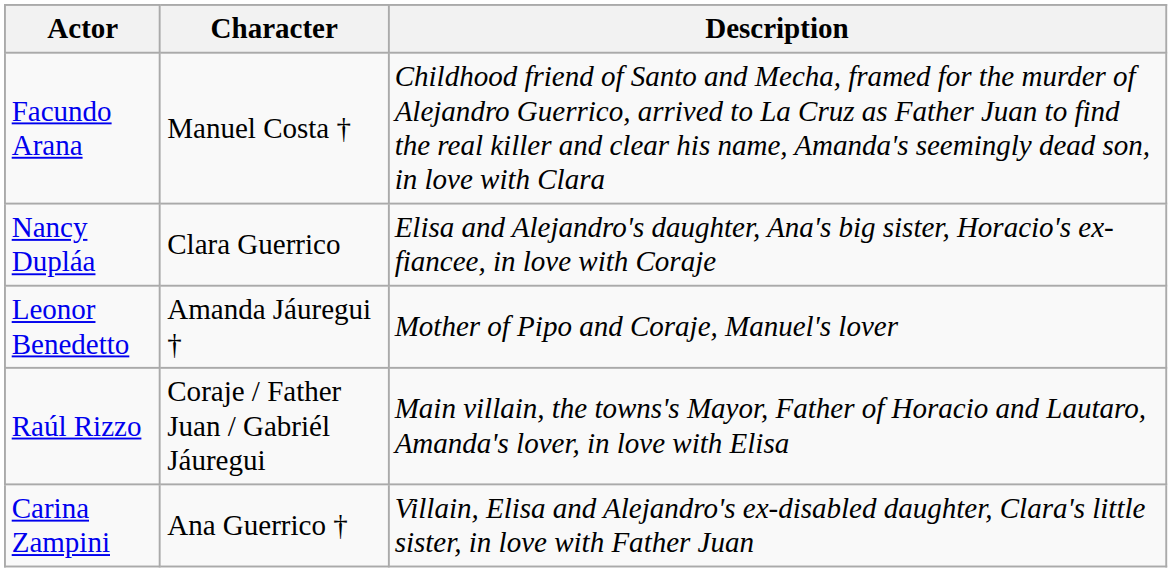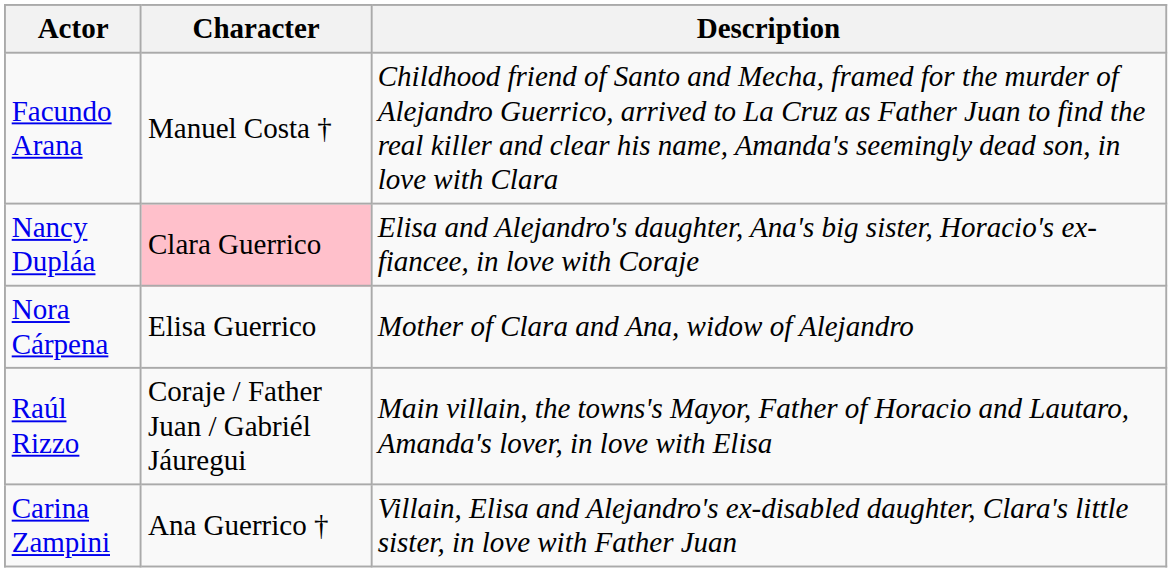(254, 244) no background -> (235, 244) pink background
- row: (71, 326)
+ row: (60, 326)
